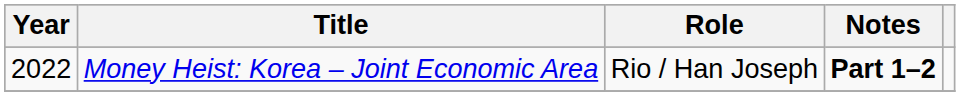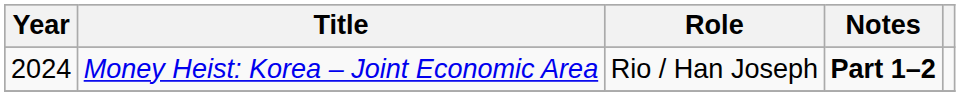(41, 68) 2022 -> (41, 68) 2024
